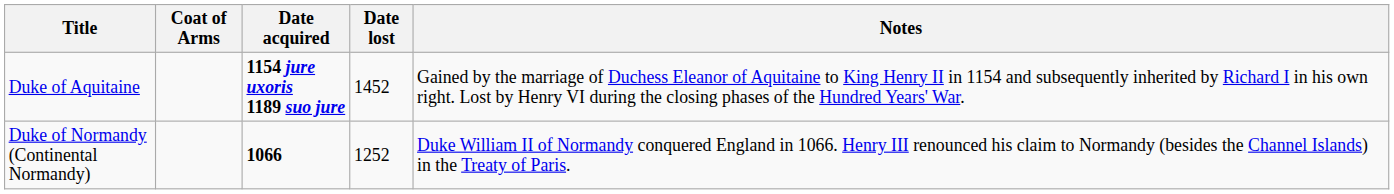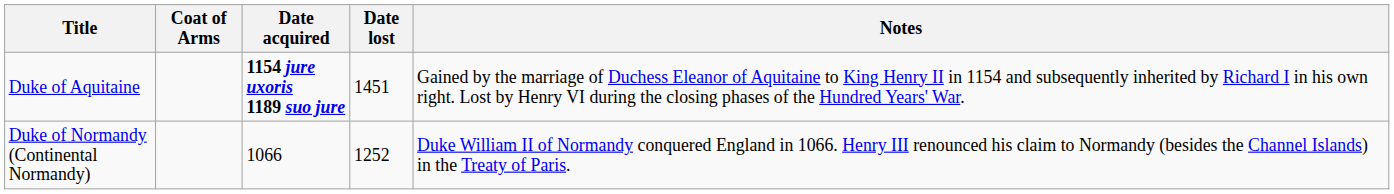(372, 86) 1452 -> (372, 86) 1451
(264, 154) bold -> (264, 154) normal
